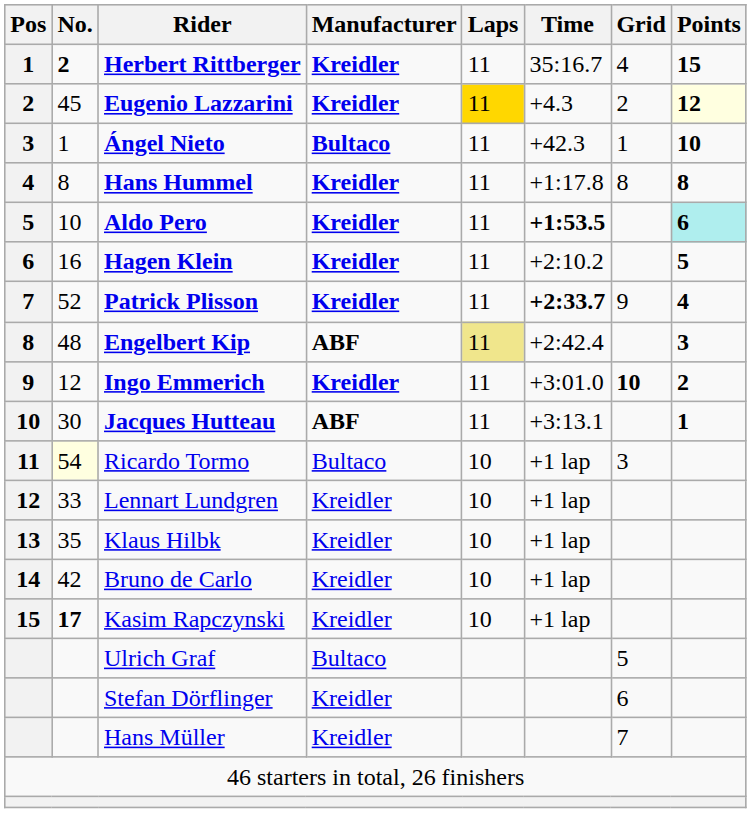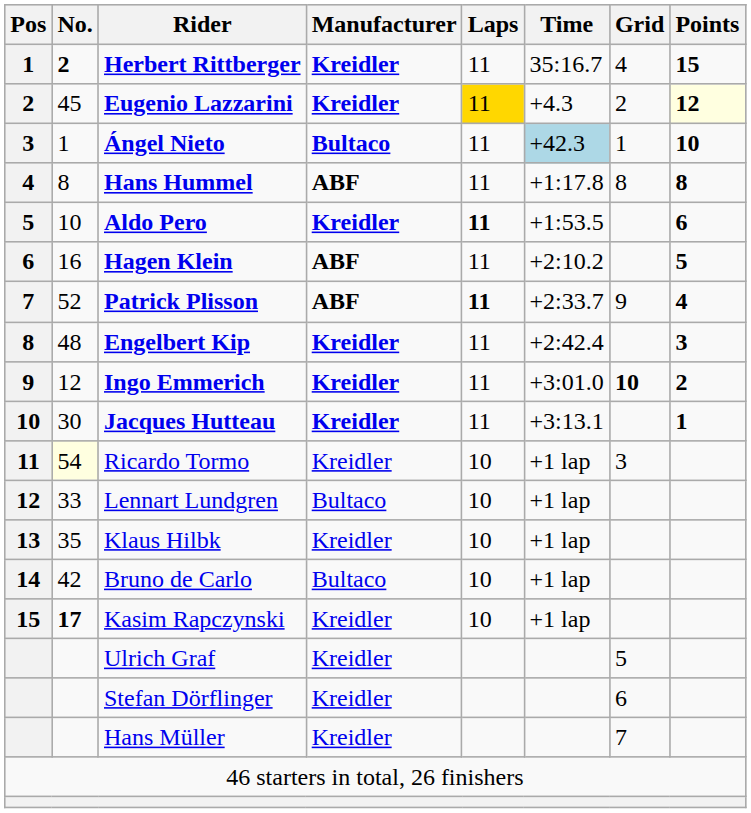(557, 143) no background -> (557, 143) lightblue background
(355, 182) Kreidler -> (336, 182) ABF
(479, 222) normal -> (479, 222) bold
(567, 222) bold -> (567, 222) normal
(683, 222) paleturquoise background -> (681, 222) no background
(355, 262) Kreidler -> (336, 262) ABF
(355, 301) Kreidler -> (336, 301) ABF
(479, 301) normal -> (479, 301) bold
(567, 301) bold -> (567, 301) normal
(336, 341) ABF -> (355, 341) Kreidler
(479, 341) khaki background -> (479, 341) no background
(336, 420) ABF -> (355, 420) Kreidler
(349, 460) Bultaco -> (352, 460) Kreidler
(352, 499) Kreidler -> (349, 499) Bultaco
(352, 578) Kreidler -> (349, 578) Bultaco
(349, 658) Bultaco -> (352, 658) Kreidler
